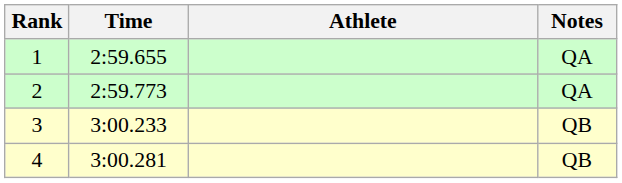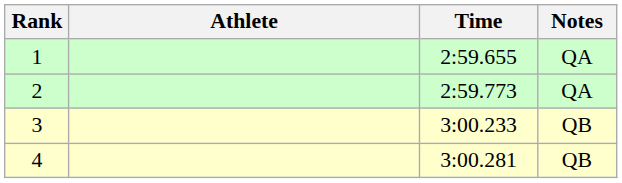columns swapped: (363, 21) <-> (129, 21)
